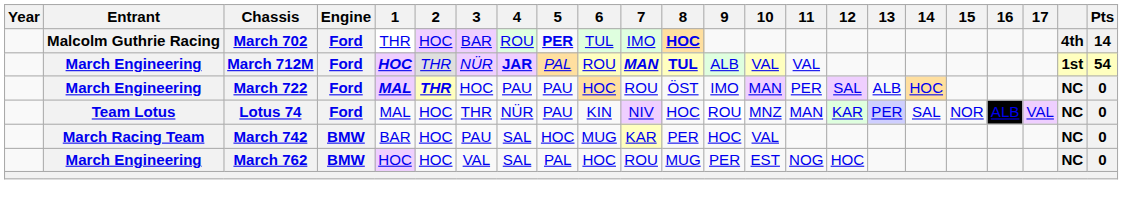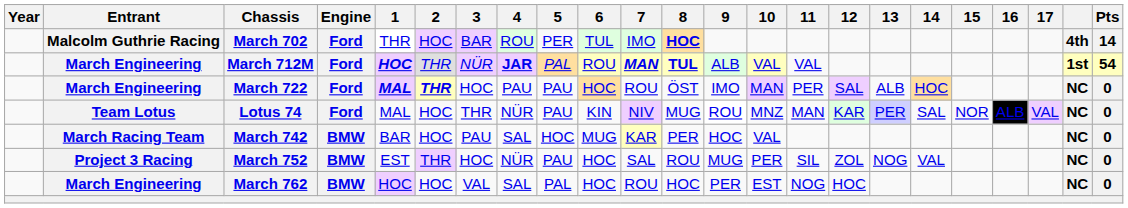(558, 41) bold -> (558, 41) normal
(683, 112) HOC -> (683, 112) MUG
+ row: (270, 160)
(683, 160) MUG -> (683, 184) HOC
